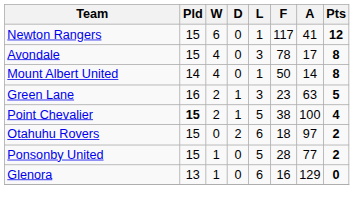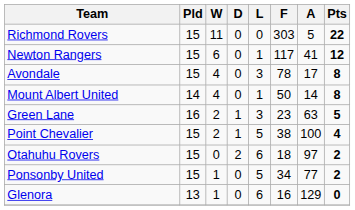+ row: (58, 34)
(193, 114) bold -> (193, 134) normal
(283, 154) 28 -> (284, 174) 34
